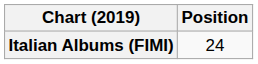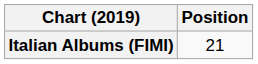(215, 44) 24 -> (215, 44) 21
